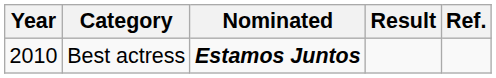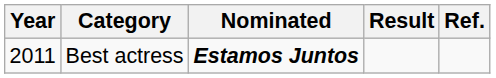(33, 55) 2010 -> (33, 55) 2011
